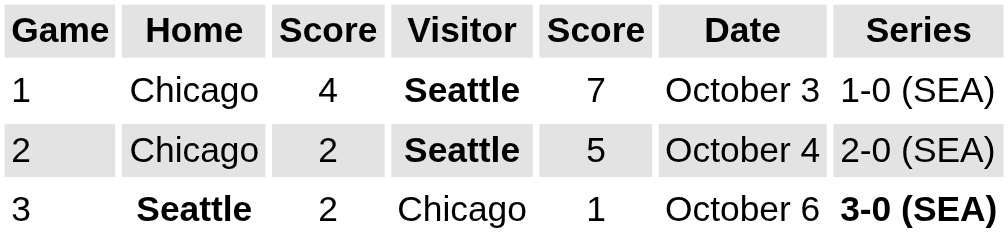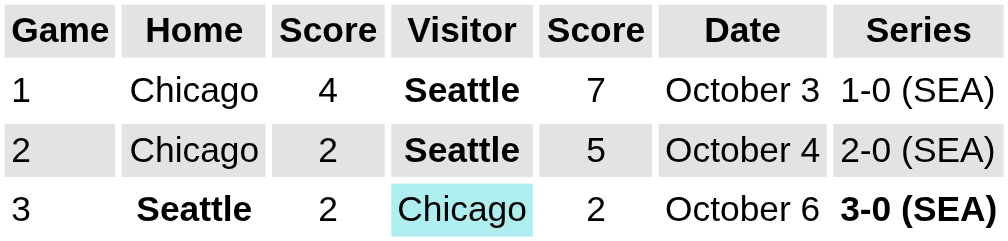(462, 209) no background -> (462, 209) paleturquoise background
(596, 209) 1 -> (596, 209) 2
